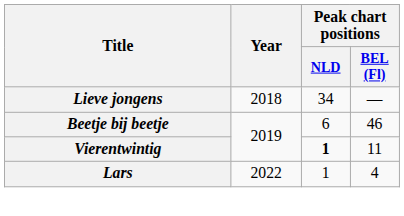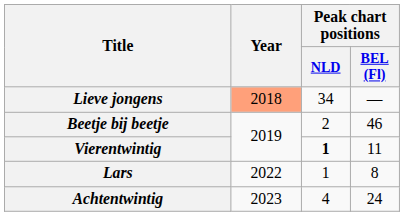(266, 99) no background -> (266, 99) lightsalmon background
(326, 124) 6 -> (326, 124) 2
(375, 173) 4 -> (375, 173) 8
+ row: (118, 198)
